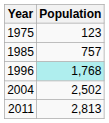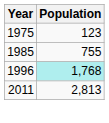(91, 52) 757 -> (91, 52) 755
- row: (20, 90)
